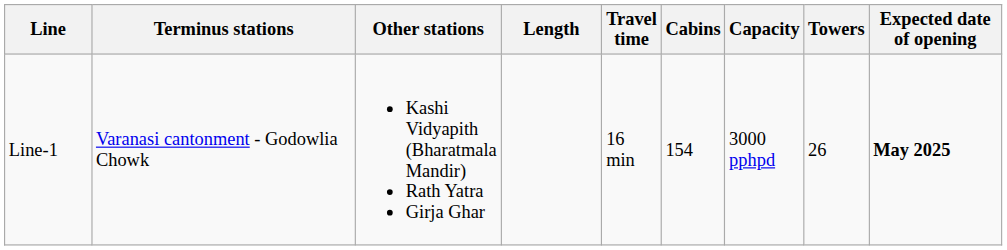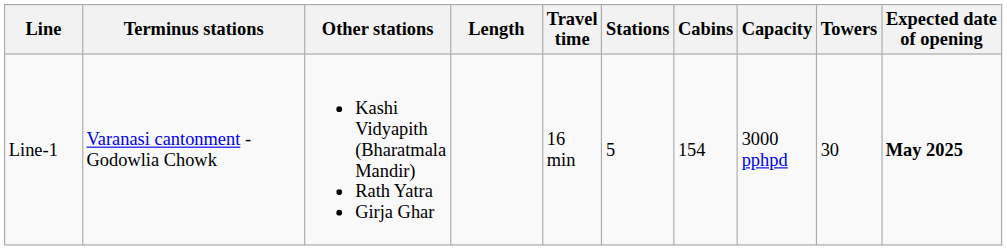+ column: (638, 29)
(817, 149) 26 -> (830, 149) 30
